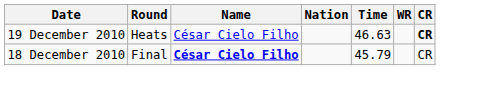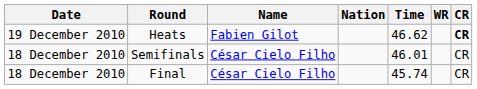(236, 34) César Cielo Filho -> (254, 34) Fabien Gilot
(373, 34) 46.63 -> (410, 34) 46.62
+ row: (168, 54)
(236, 54) bold -> (273, 74) normal
(373, 54) 45.79 -> (410, 74) 45.74
